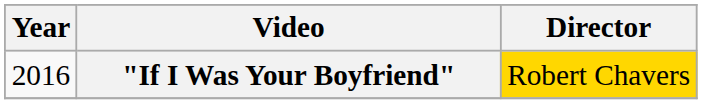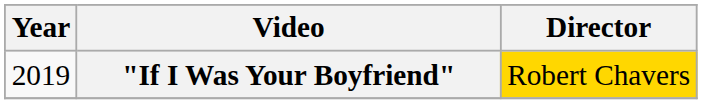(41, 74) 2016 -> (41, 74) 2019
